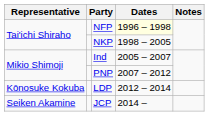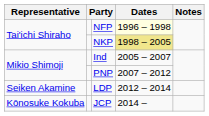(144, 42) no background -> (144, 42) khaki background
(45, 88) Kōnosuke Kokuba -> (41, 88) Seiken Akamine
(41, 103) Seiken Akamine -> (45, 103) Kōnosuke Kokuba
